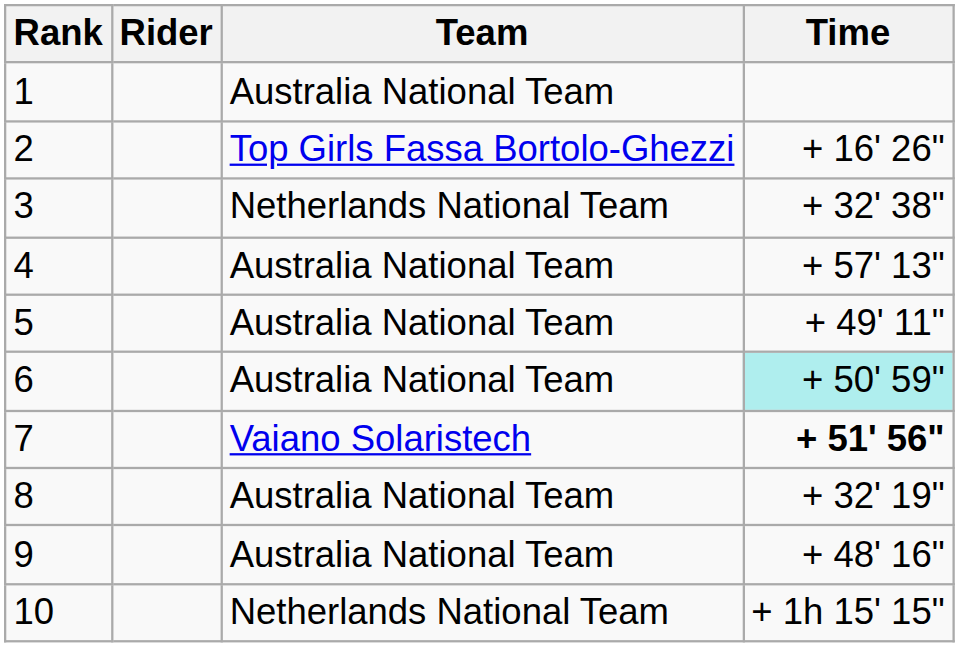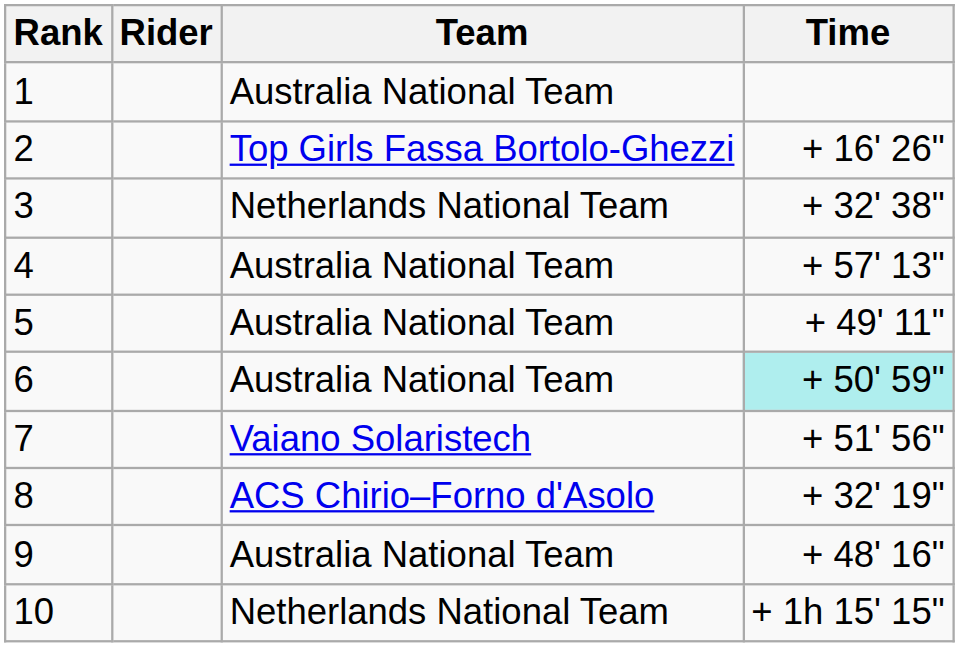(870, 438) bold -> (873, 438) normal
(422, 496) Australia National Team -> (442, 496) ACS Chirio–Forno d'Asolo
